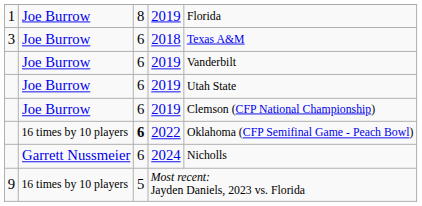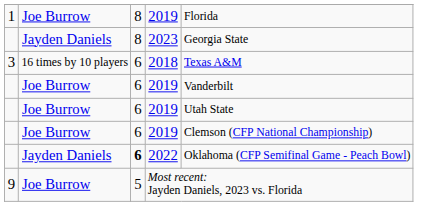+ row: (12, 39)
(56, 39) Joe Burrow -> (75, 62) 16 times by 10 players
(75, 132) 16 times by 10 players -> (67, 156) Jayden Daniels
- row: (12, 156)
(75, 184) 16 times by 10 players -> (56, 184) Joe Burrow
